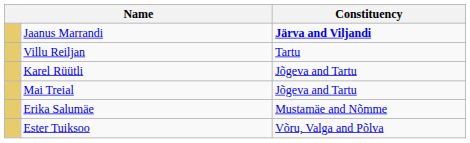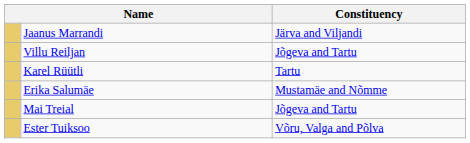(323, 33) bold -> (319, 33) normal
(288, 52) Tartu -> (316, 52) Jõgeva and Tartu
(316, 71) Jõgeva and Tartu -> (288, 71) Tartu
rows swapped: (59, 109) <-> (49, 90)
